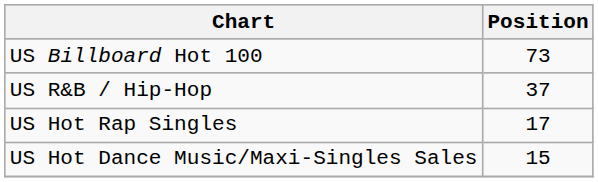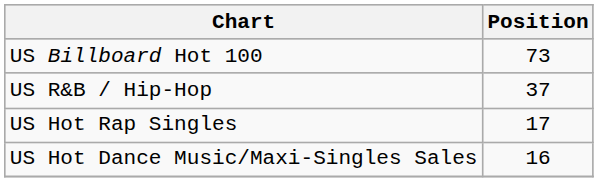(538, 159) 15 -> (538, 159) 16
